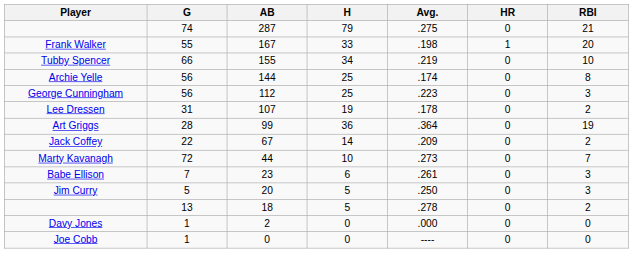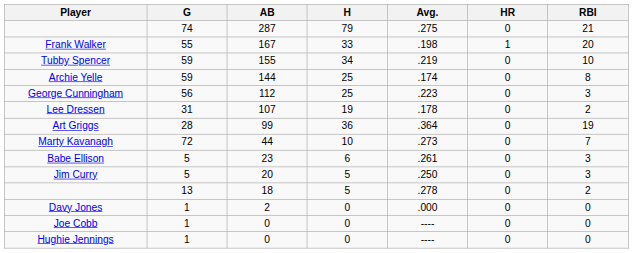(187, 61) 66 -> (187, 61) 59
(187, 77) 56 -> (187, 77) 59
- row: (76, 142)
(187, 175) 7 -> (187, 158) 5
+ row: (76, 239)
